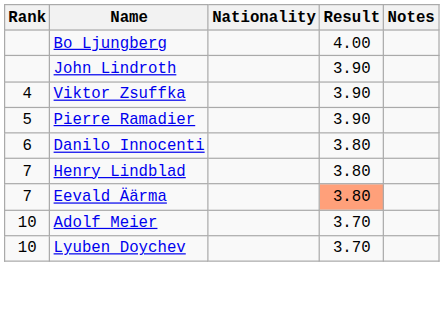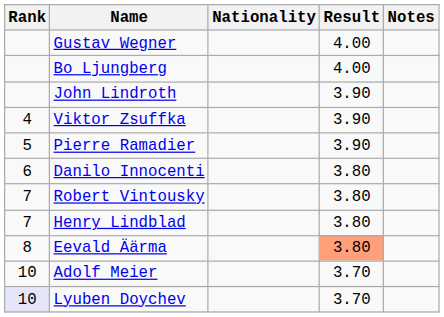+ row: (115, 43)
+ row: (129, 197)
(27, 197) 7 -> (27, 248) 8
(27, 248) no background -> (27, 299) lavender background
